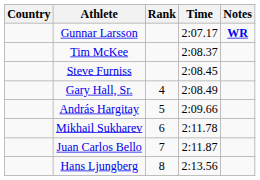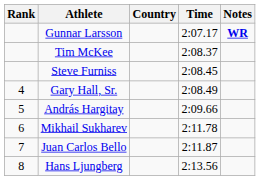columns swapped: (162, 14) <-> (29, 14)
